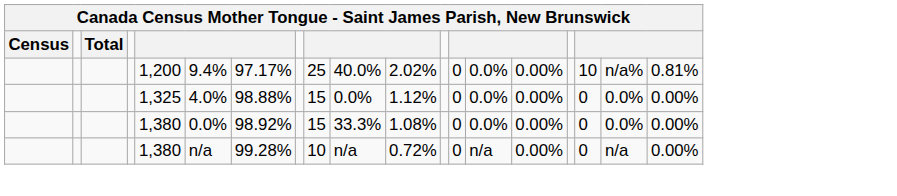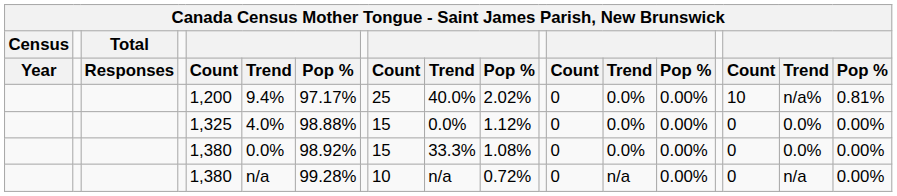+ row: (39, 71)
